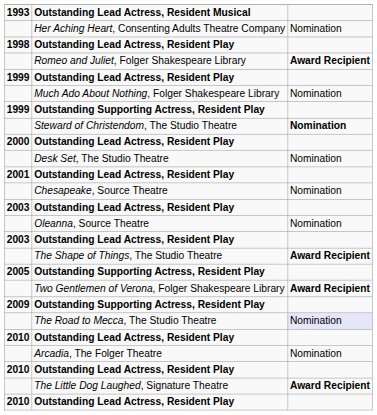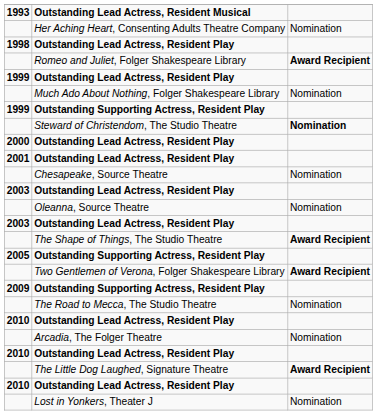- row: (18, 159)
(316, 321) lavender background -> (316, 304) no background
+ row: (18, 402)
